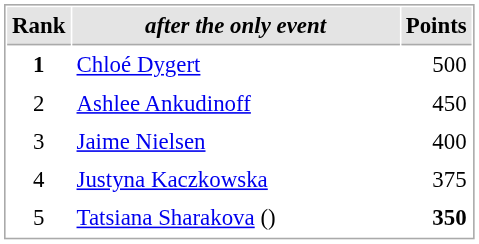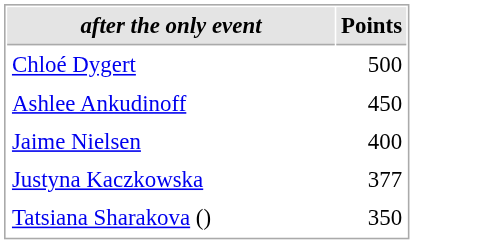- column: (39, 25)
(450, 179) 375 -> (385, 179) 377
(450, 217) bold -> (385, 217) normal
